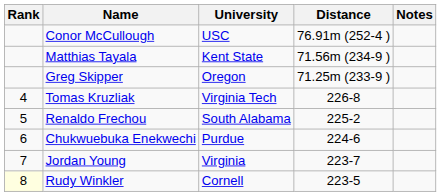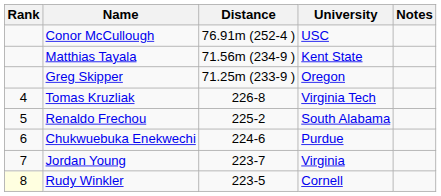columns swapped: (246, 14) <-> (344, 14)
